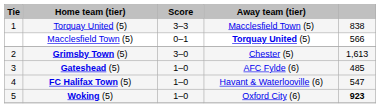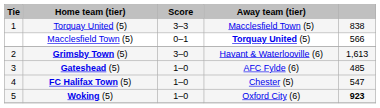(271, 54) Chester (5) -> (271, 54) Havant & Waterlooville (6)
(271, 82) Havant & Waterlooville (6) -> (271, 82) Chester (5)
